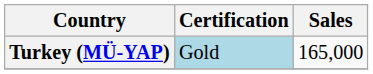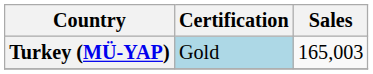(331, 52) 165,000 -> (331, 52) 165,003
